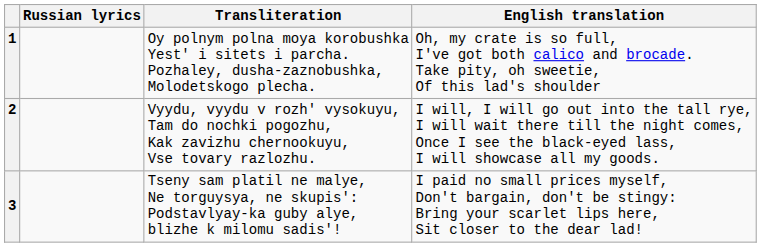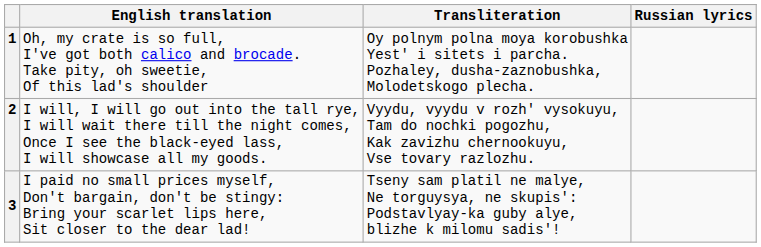columns swapped: (82, 16) <-> (584, 16)
